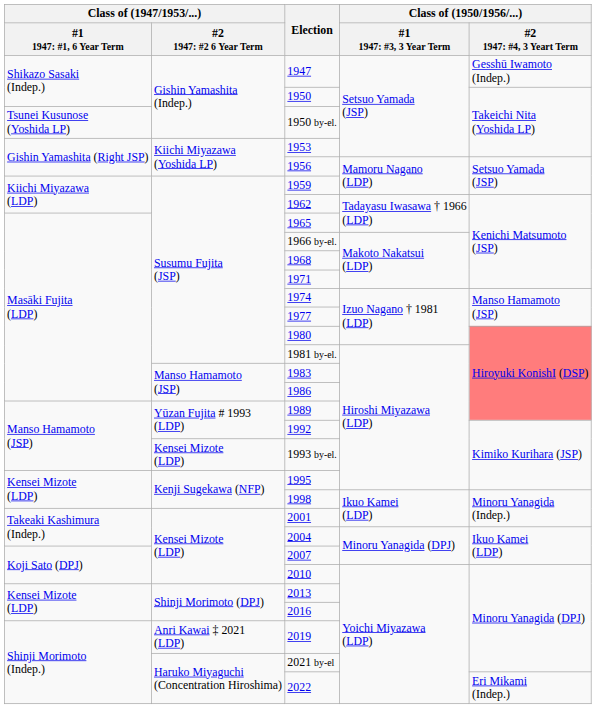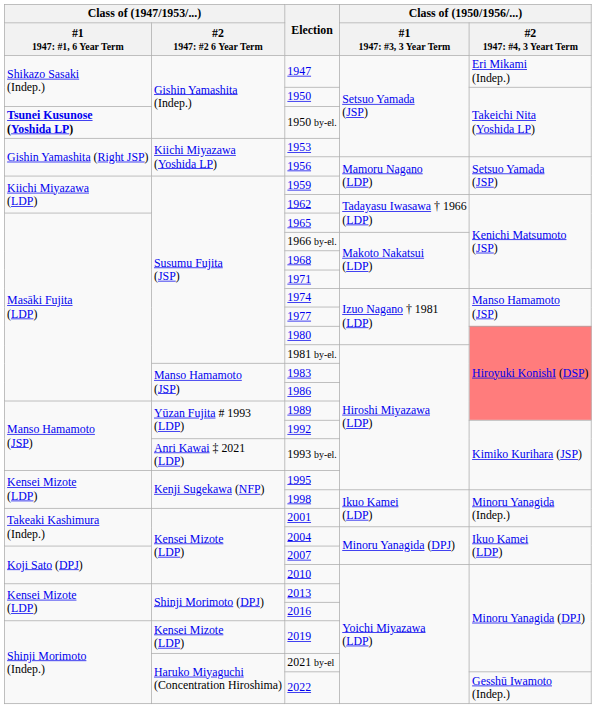(512, 71) Gesshū Iwamoto (Indep.) -> (500, 71) Eri Mikami (Indep.)
(48, 122) normal -> (50, 122) bold
(189, 454) Kensei Mizote (LDP) -> (200, 454) Anri Kawai ‡ 2021 (LDP)
(200, 637) Anri Kawai ‡ 2021 (LDP) -> (189, 637) Kensei Mizote (LDP)
(500, 688) Eri Mikami (Indep.) -> (512, 688) Gesshū Iwamoto (Indep.)
